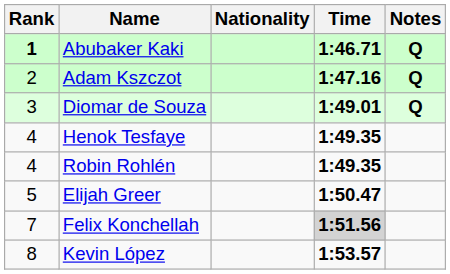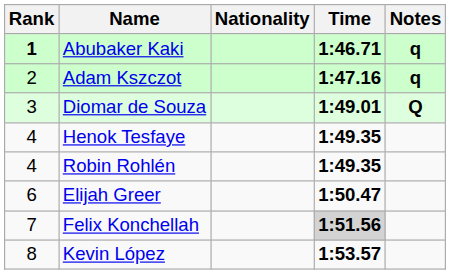(415, 48) Q -> (415, 48) q
(415, 78) Q -> (415, 78) q
(32, 195) 5 -> (32, 195) 6
